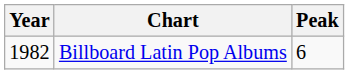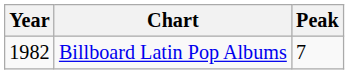(301, 52) 6 -> (301, 52) 7
